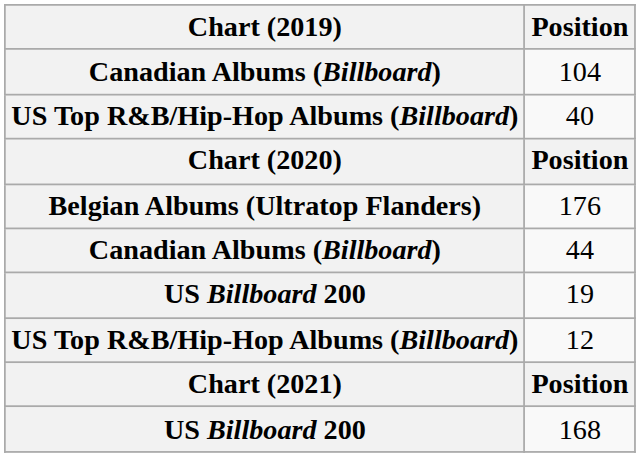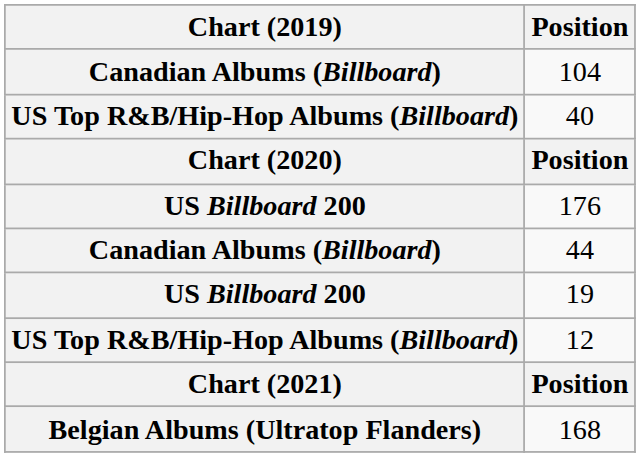(265, 205) Belgian Albums (Ultratop Flanders) -> (265, 205) US Billboard 200
(265, 428) US Billboard 200 -> (265, 428) Belgian Albums (Ultratop Flanders)
